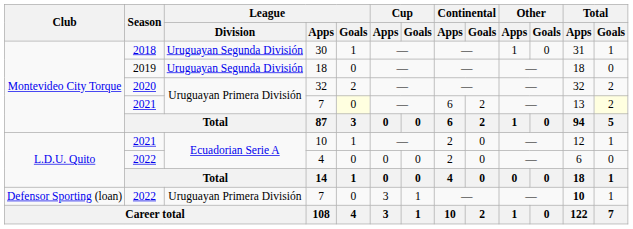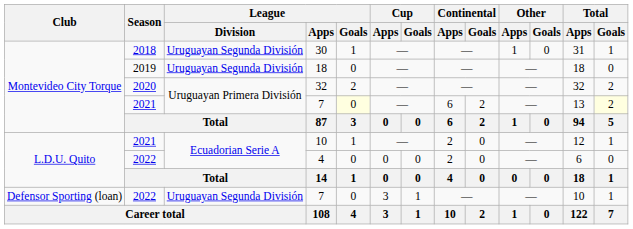(235, 196) Uruguayan Primera División -> (235, 196) Uruguayan Segunda División
(579, 196) bold -> (579, 196) normal
